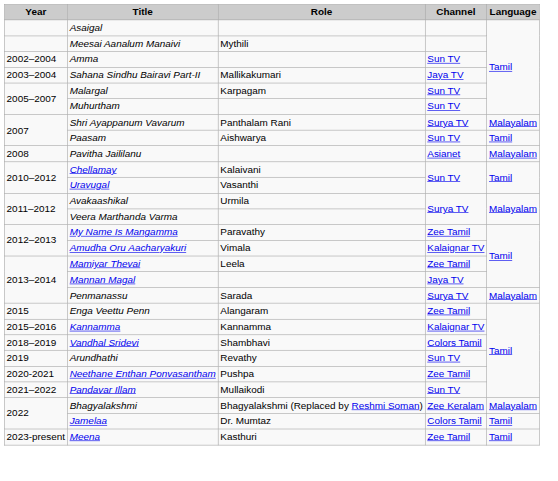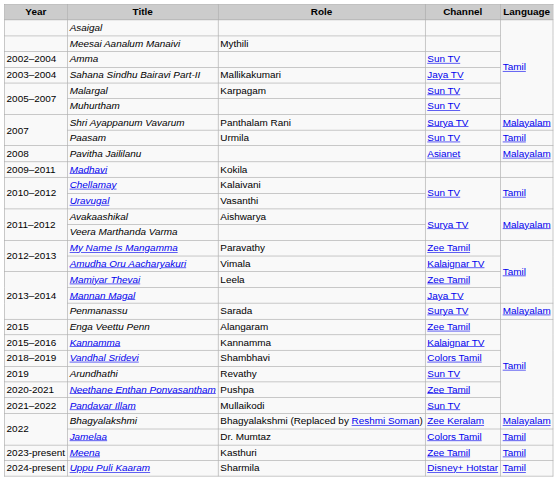(243, 138) Aishwarya -> (235, 138) Urmila
+ row: (88, 169)
(235, 201) Urmila -> (243, 216) Aishwarya
+ row: (110, 468)
